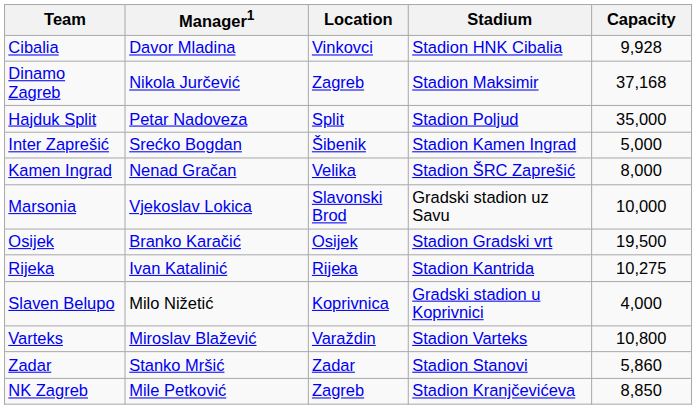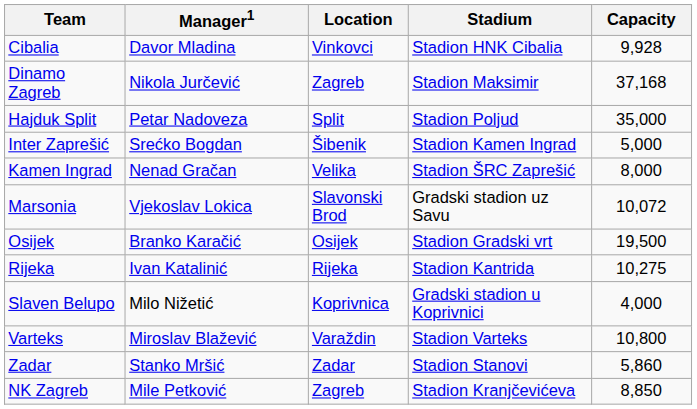(641, 206) 10,000 -> (641, 206) 10,072
